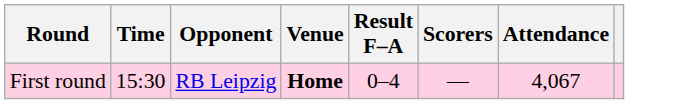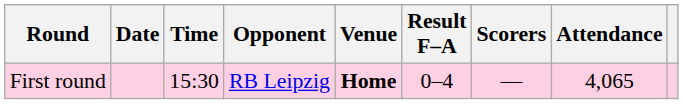+ column: (138, 33)
(556, 80) 4,067 -> (609, 80) 4,065
